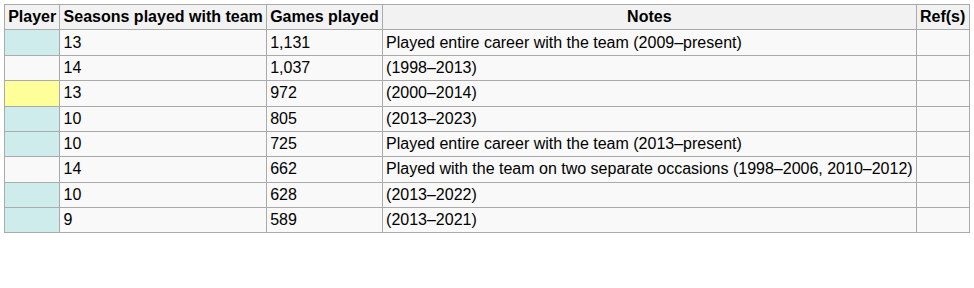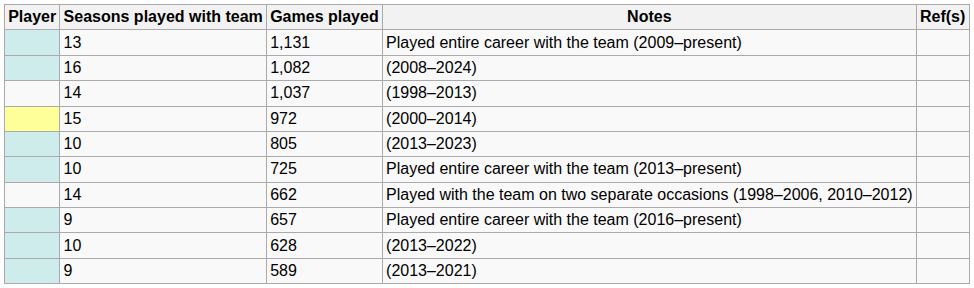+ row: (290, 67)
(73, 93) 13 -> (73, 118) 15
+ row: (284, 220)
